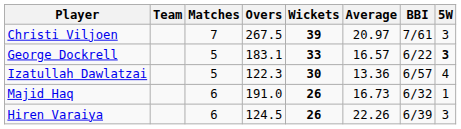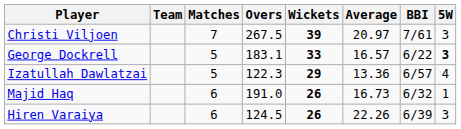(314, 74) 30 -> (314, 74) 29
